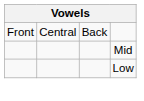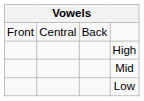+ row: (124, 50)
